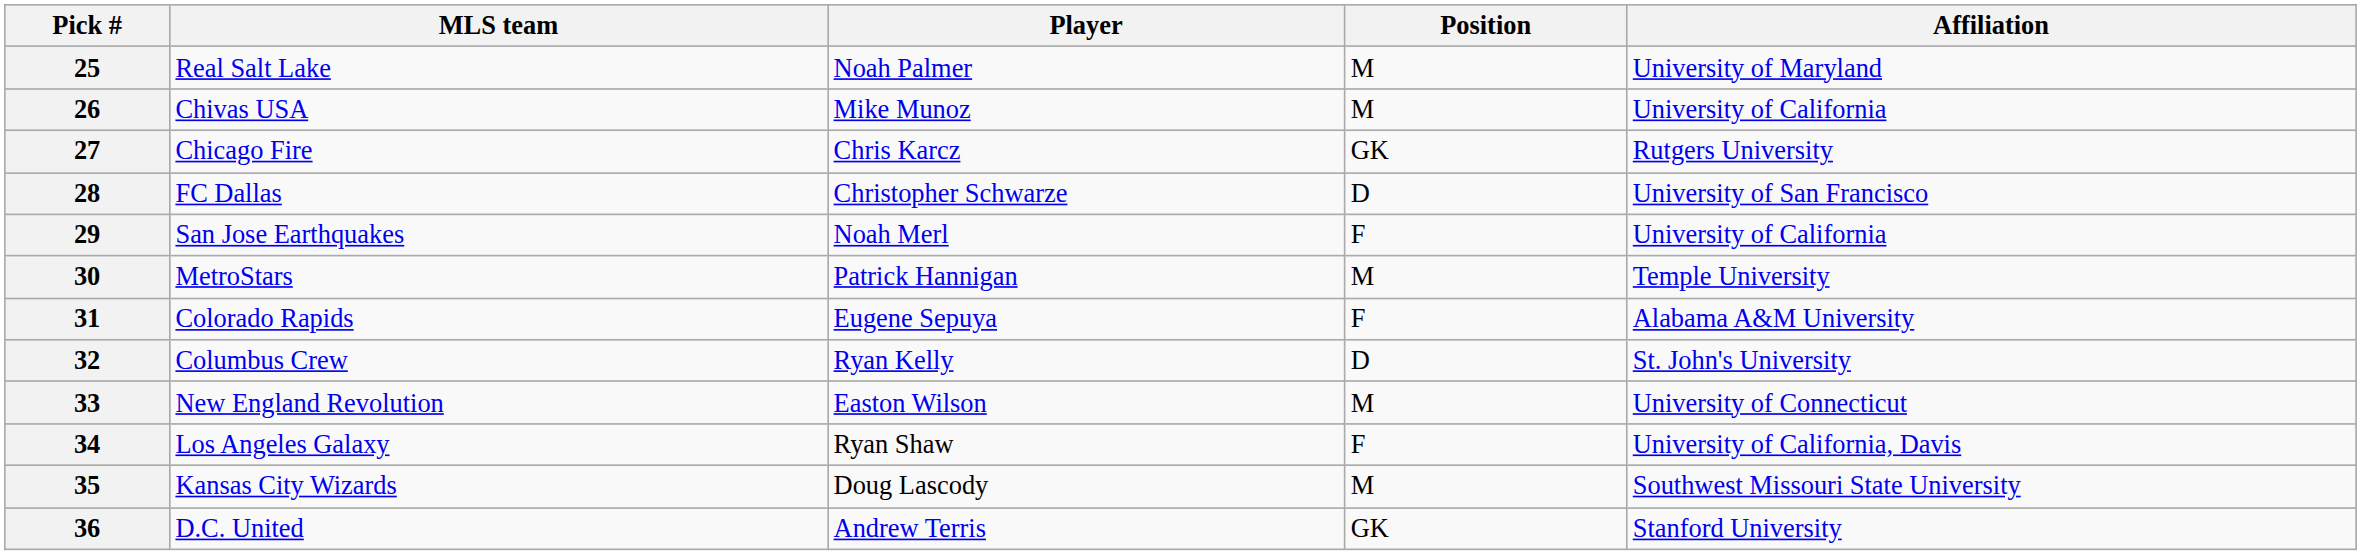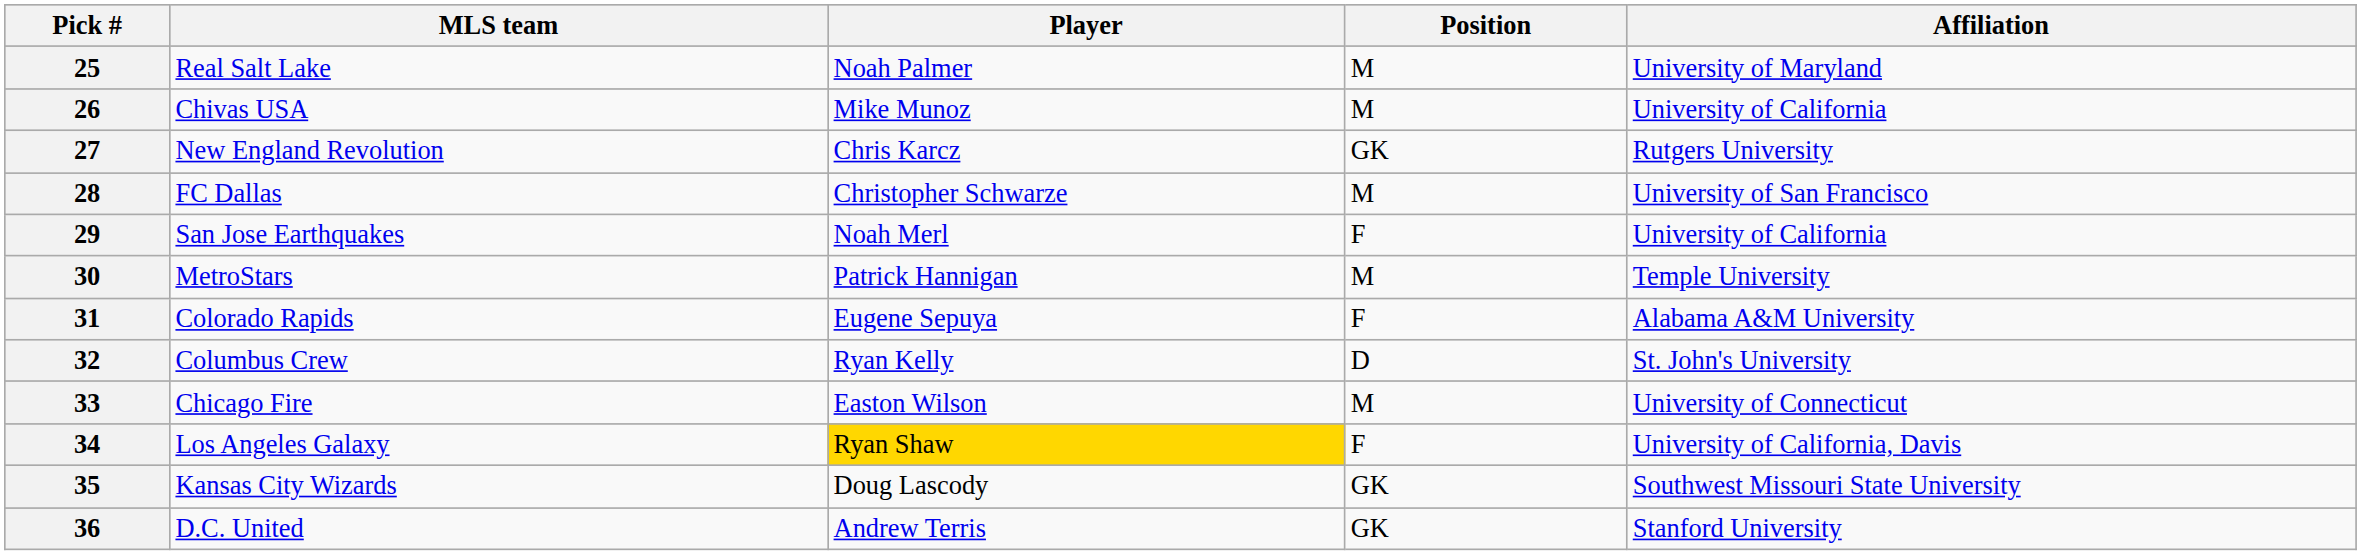(244, 151) Chicago Fire -> (310, 151) New England Revolution
(1360, 192) D -> (1362, 192) M
(310, 402) New England Revolution -> (244, 402) Chicago Fire
(894, 444) no background -> (894, 444) gold background
(1362, 485) M -> (1370, 485) GK
